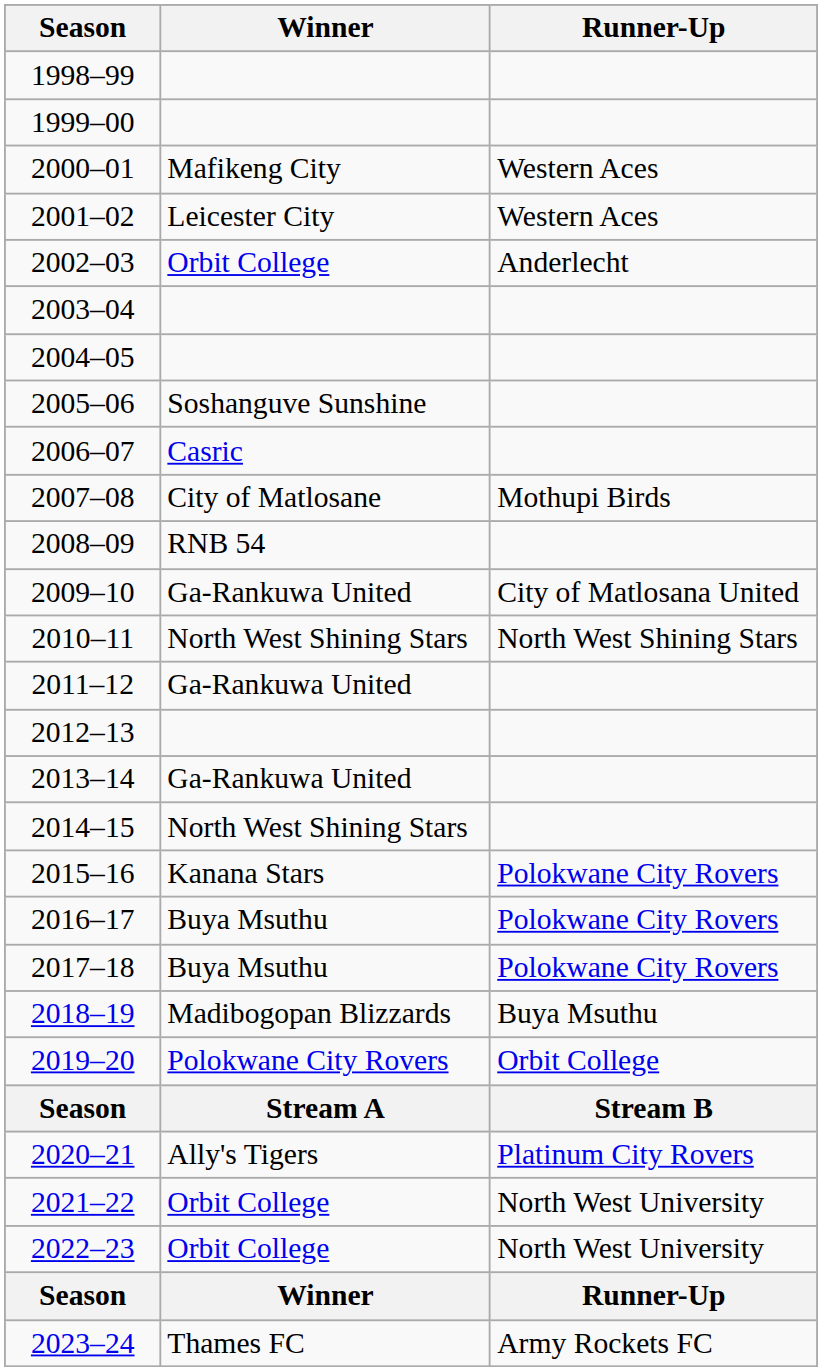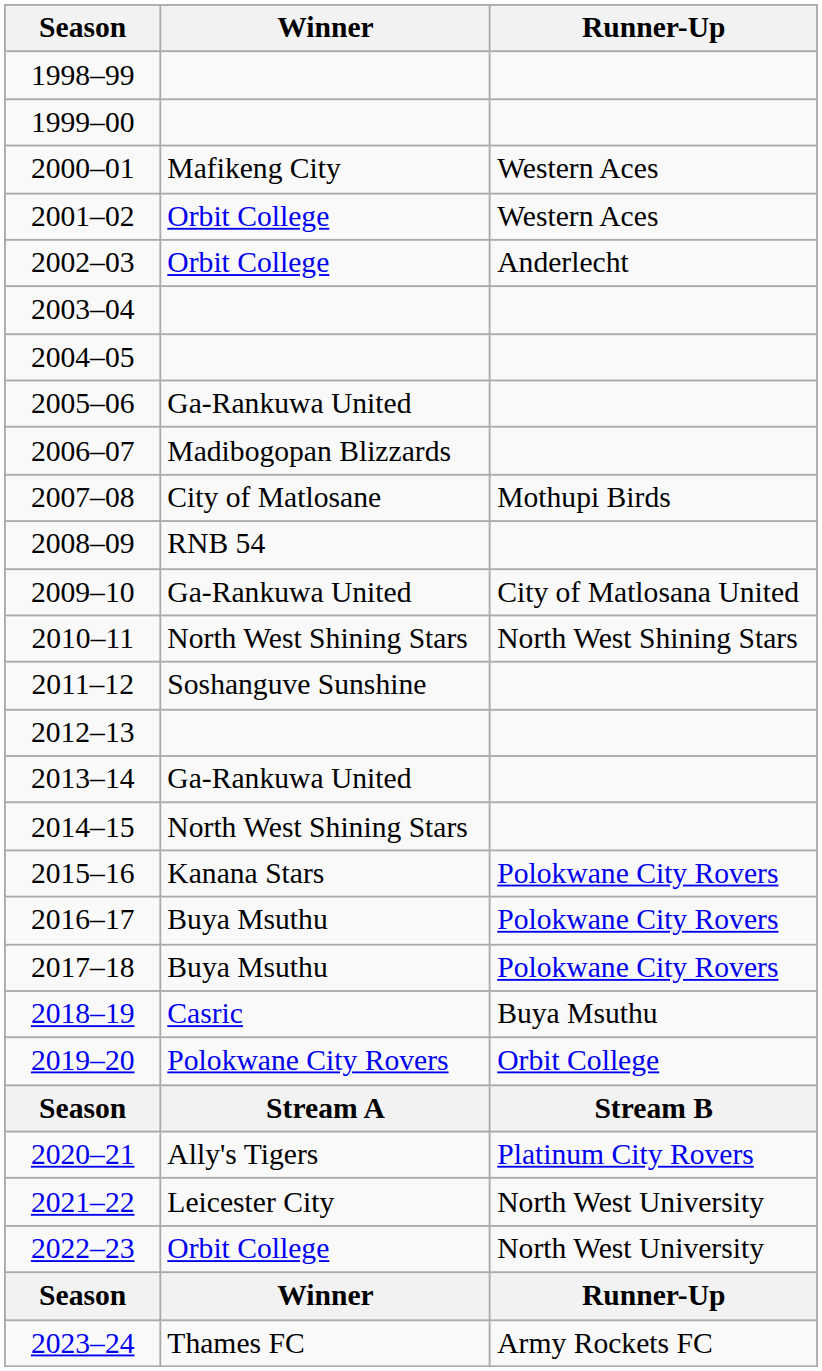(251, 215) Leicester City -> (248, 215) Orbit College
(297, 403) Soshanguve Sunshine -> (289, 403) Ga-Rankuwa United
(205, 450) Casric -> (309, 450) Madibogopan Blizzards
(289, 685) Ga-Rankuwa United -> (297, 685) Soshanguve Sunshine
(309, 1013) Madibogopan Blizzards -> (205, 1013) Casric
(248, 1201) Orbit College -> (251, 1201) Leicester City
